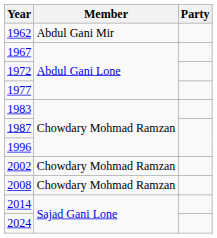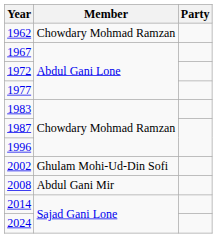(75, 33) Abdul Gani Mir -> (106, 33) Chowdary Mohmad Ramzan
(106, 166) Chowdary Mohmad Ramzan -> (102, 166) Ghulam Mohi-Ud-Din Sofi
(106, 185) Chowdary Mohmad Ramzan -> (75, 185) Abdul Gani Mir
